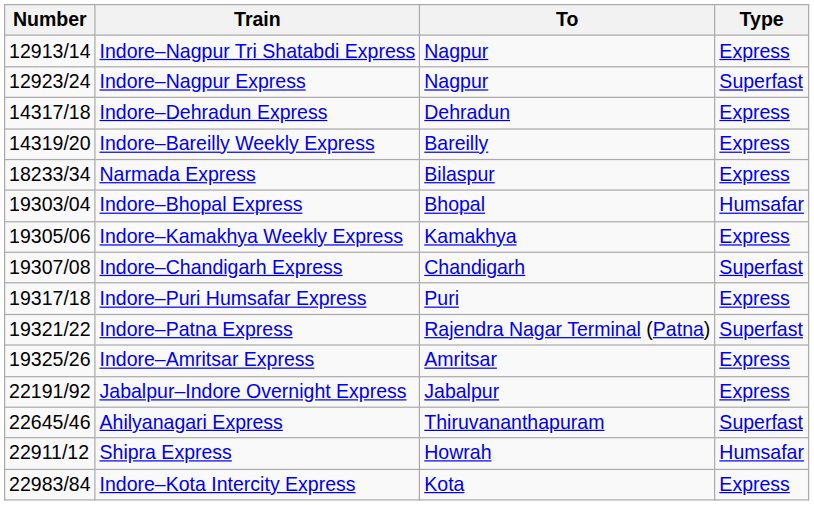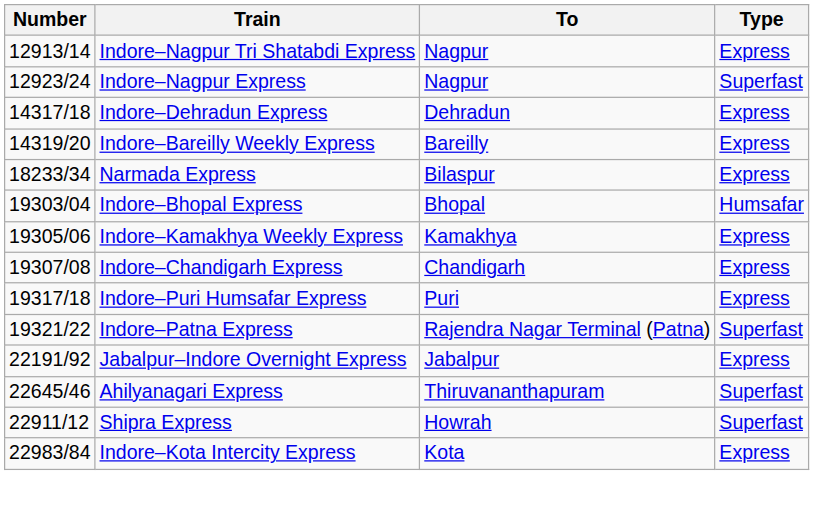(761, 267) Superfast -> (755, 267) Express
- row: (207, 360)
(762, 453) Humsafar -> (761, 422) Superfast
